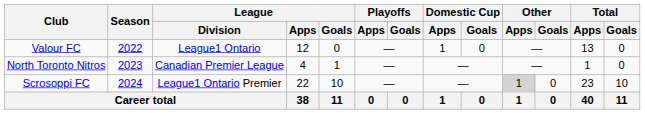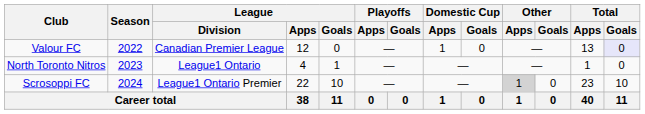(219, 48) League1 Ontario -> (219, 48) Canadian Premier League
(622, 48) no background -> (622, 48) lavender background
(219, 65) Canadian Premier League -> (219, 65) League1 Ontario
